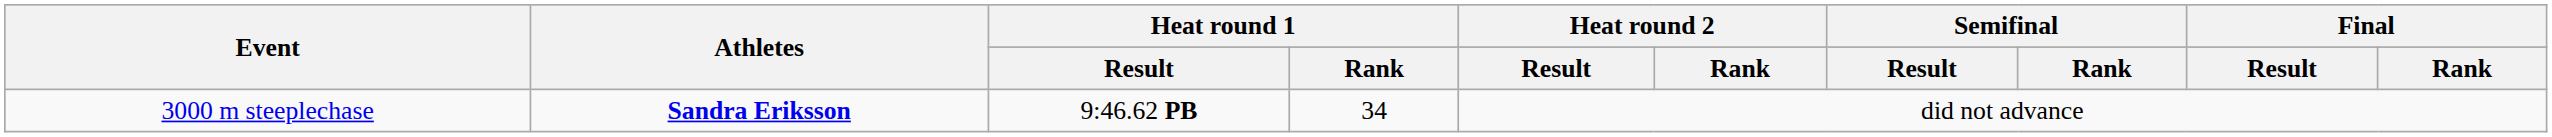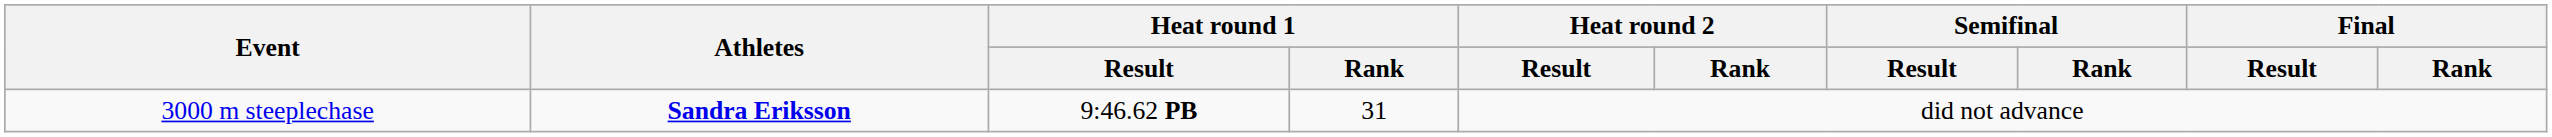(1374, 110) 34 -> (1374, 110) 31
